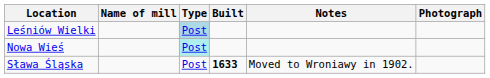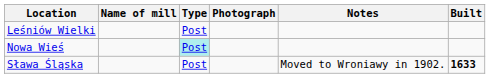columns swapped: (228, 13) <-> (450, 13)
(194, 30) lightblue background -> (194, 30) no background
